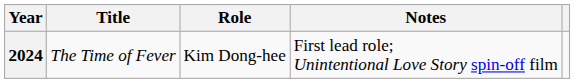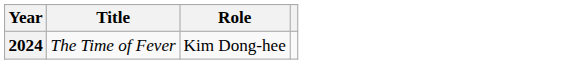- column: (426, 18)
